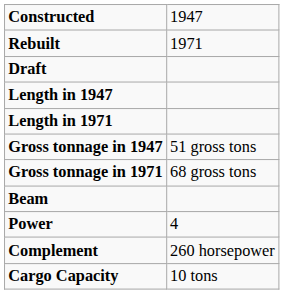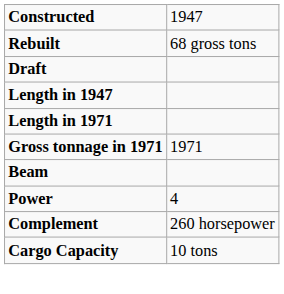(186, 43) 1971 -> (213, 43) 68 gross tons
- row: (85, 146)
(213, 172) 68 gross tons -> (186, 146) 1971
